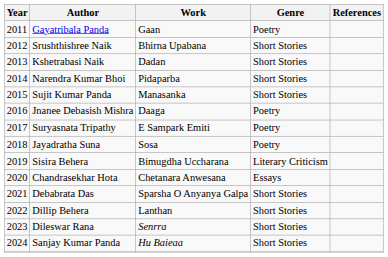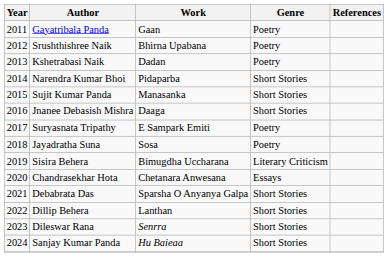(280, 45) Short Stories -> (267, 45) Poetry
(280, 62) Short Stories -> (267, 62) Poetry
(267, 111) Poetry -> (280, 111) Short Stories
